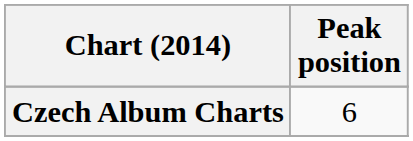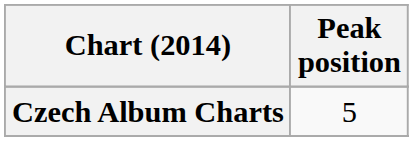(349, 111) 6 -> (349, 111) 5
